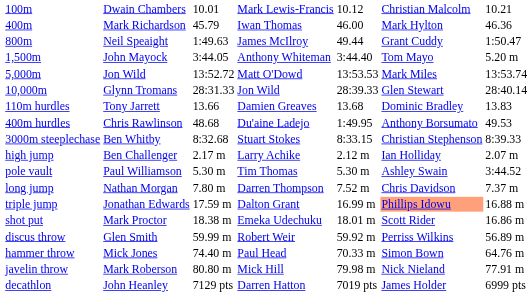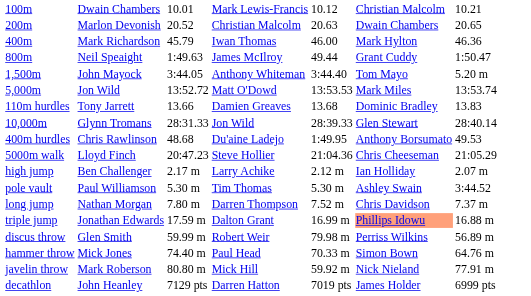+ row: (19, 25)
rows swapped: (26, 90) <-> (37, 106)
- row: (53, 139)
+ row: (35, 155)
- row: (24, 220)
(356, 236) 59.92 m -> (330, 236) 79.98 m
(356, 269) 79.98 m -> (330, 269) 59.92 m
